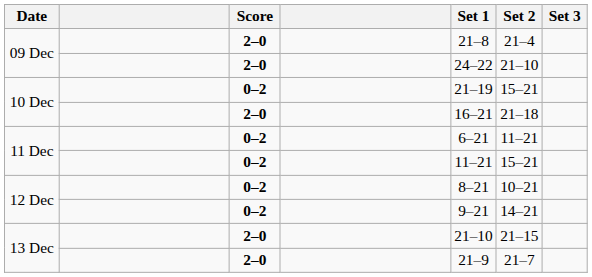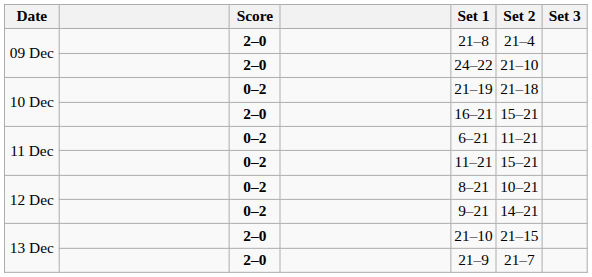(519, 89) 15–21 -> (519, 89) 21–18
(519, 114) 21–18 -> (519, 114) 15–21
